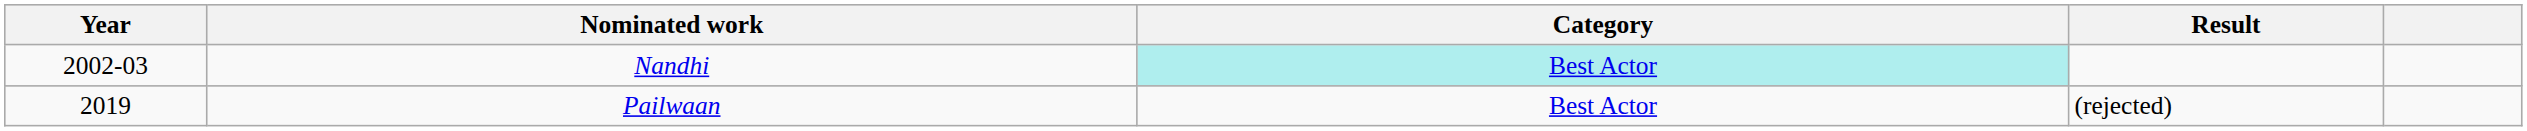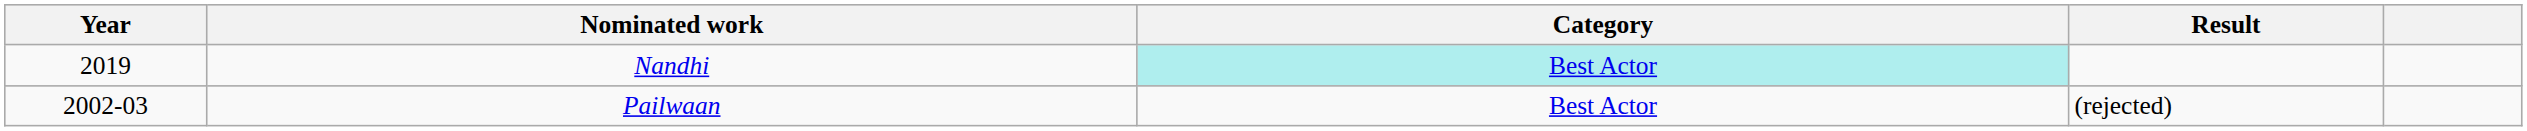(105, 65) 2002-03 -> (105, 65) 2019
(105, 105) 2019 -> (105, 105) 2002-03
